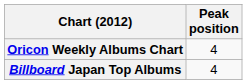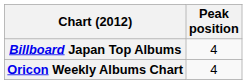rows swapped: (95, 69) <-> (95, 49)
